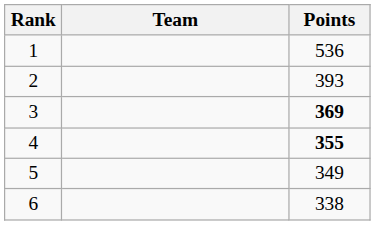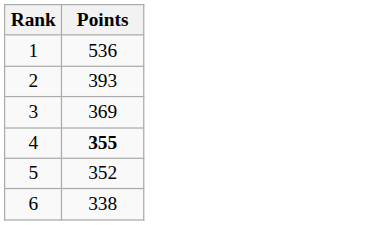- column: (175, 19)
(329, 111) bold -> (103, 111) normal
(329, 173) 349 -> (103, 173) 352
